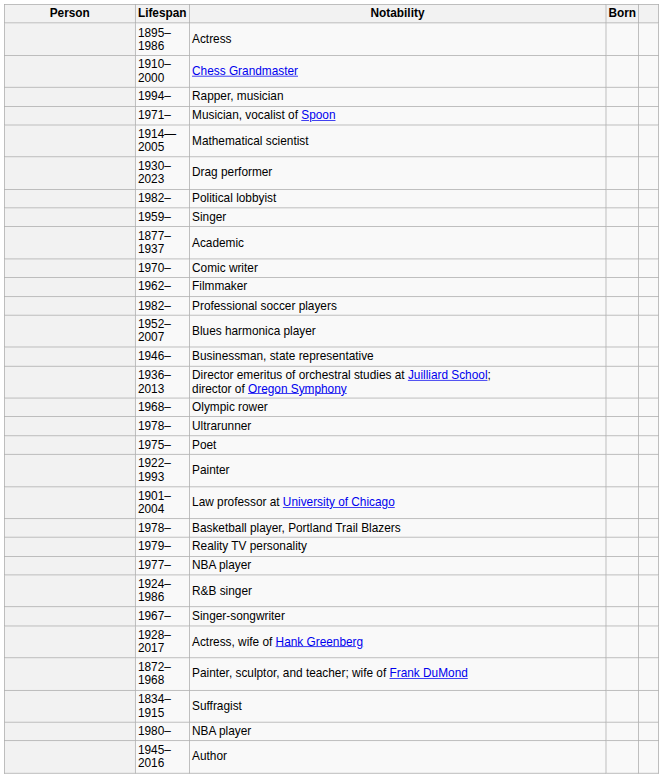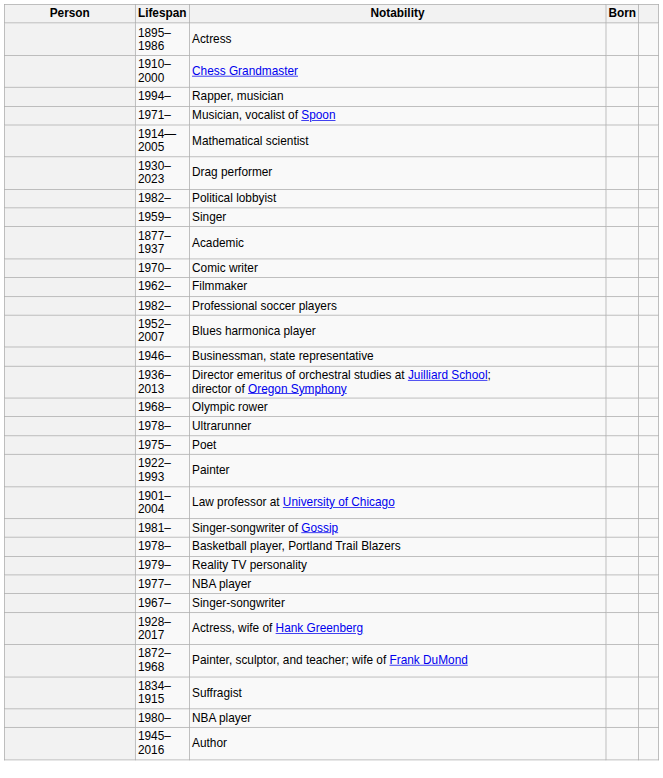+ row: (154, 528)
- row: (154, 591)
